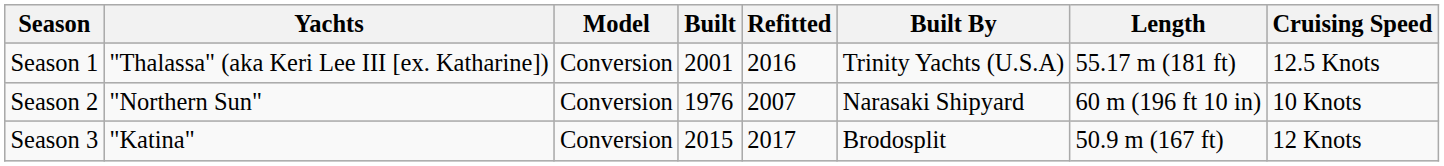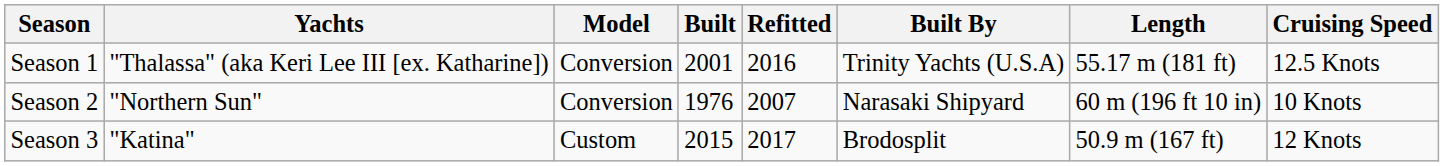(616, 140) Conversion -> (598, 140) Custom
